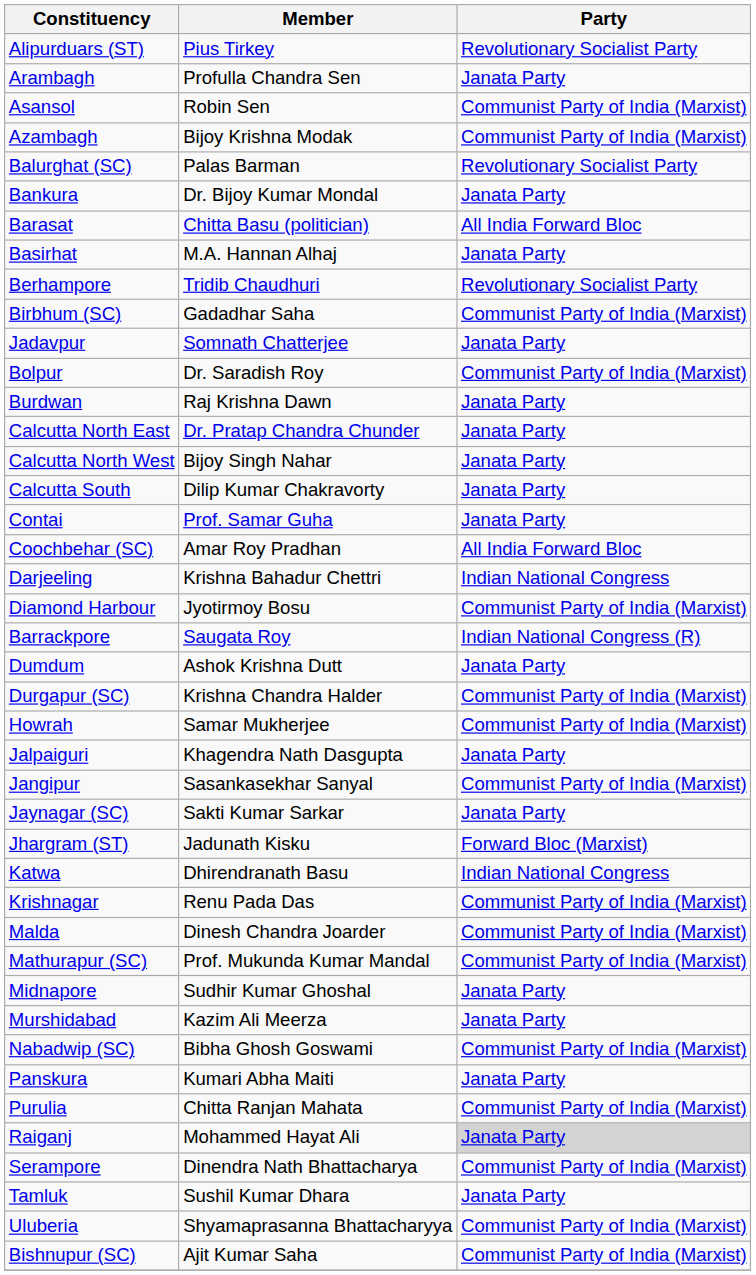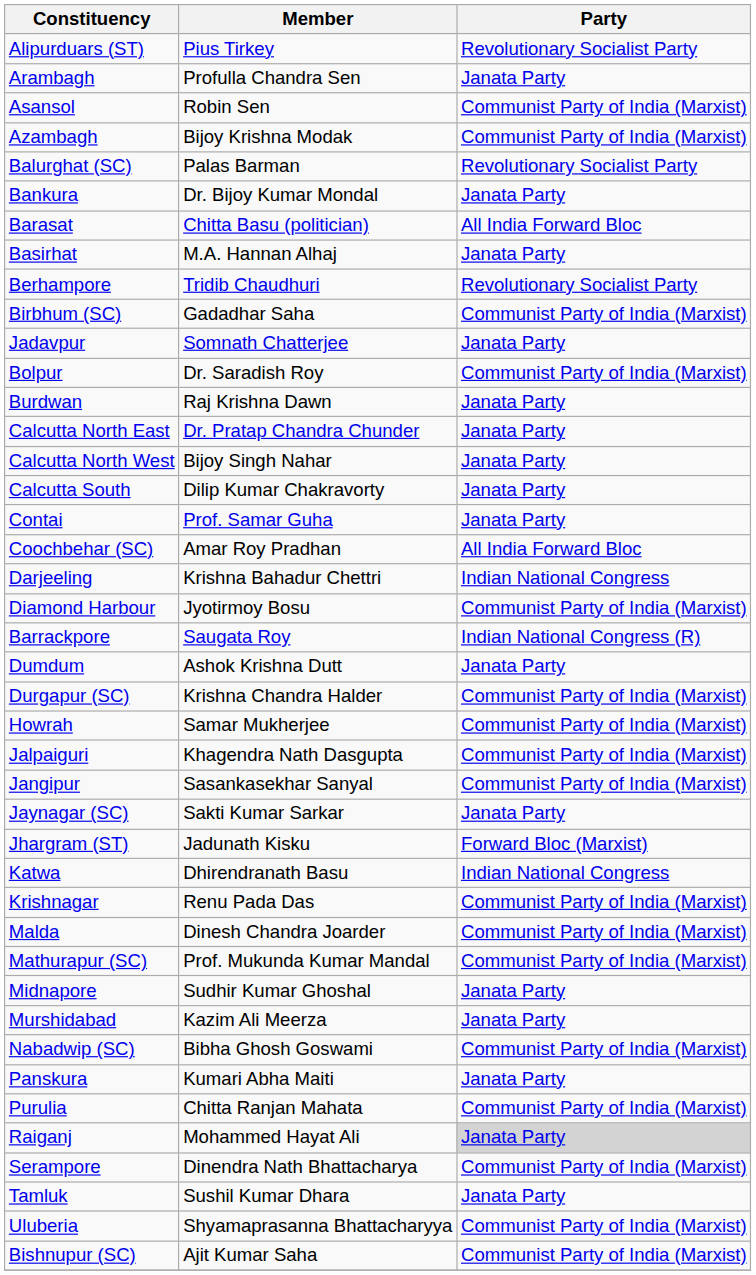(513, 755) Janata Party -> (604, 755) Communist Party of India (Marxist)
